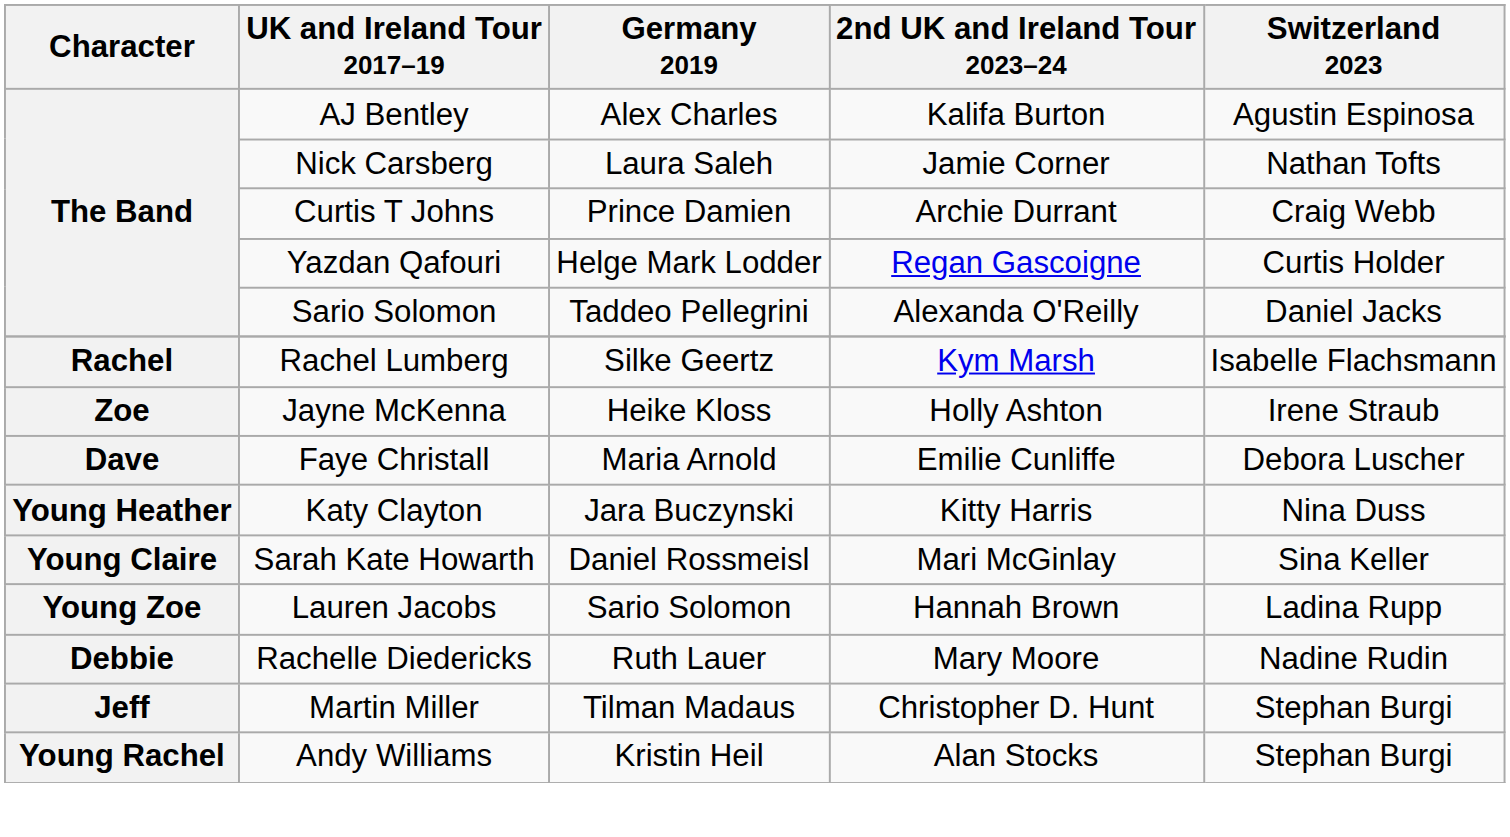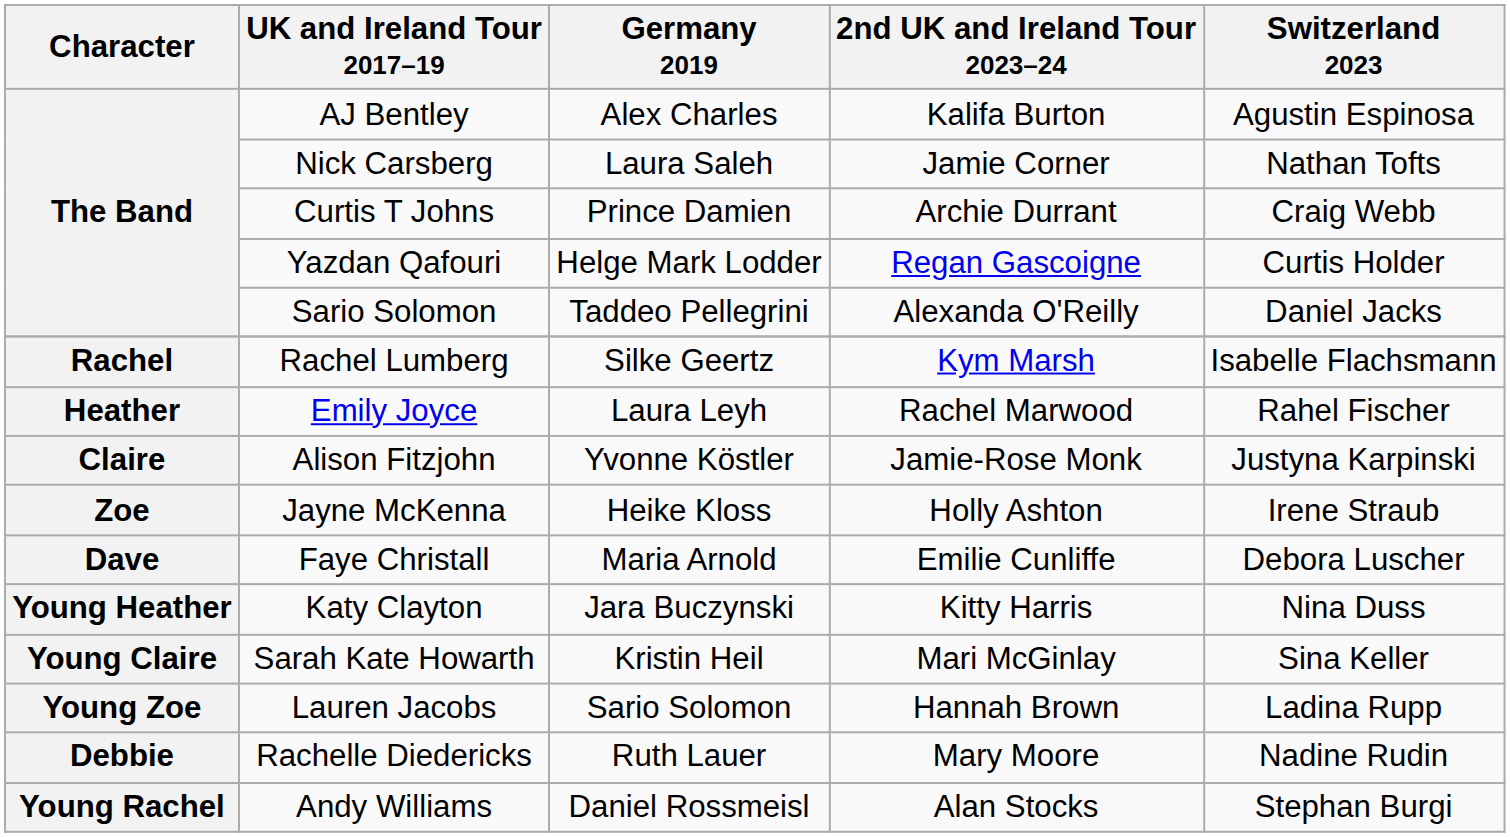+ row: (394, 410)
+ row: (394, 460)
(689, 559) Daniel Rossmeisl -> (689, 658) Kristin Heil
- row: (394, 707)
(689, 757) Kristin Heil -> (689, 806) Daniel Rossmeisl
